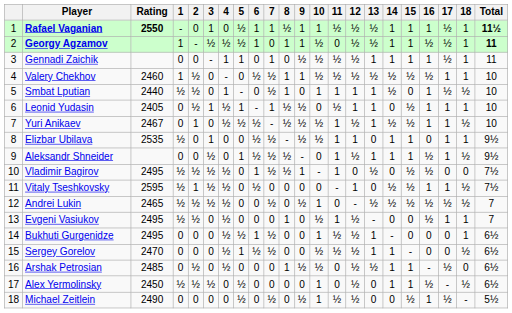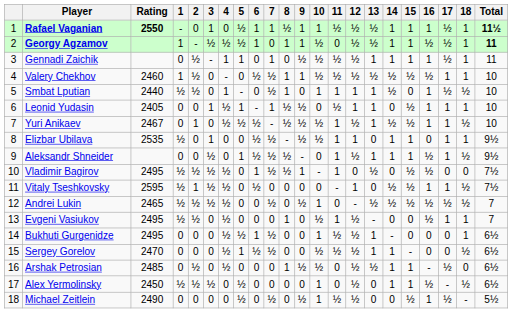(196, 60) 0 -> (196, 60) ½
(196, 108) ½ -> (196, 108) 0
